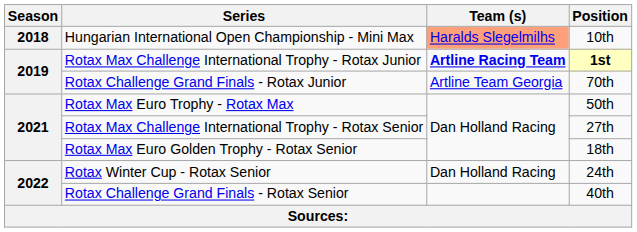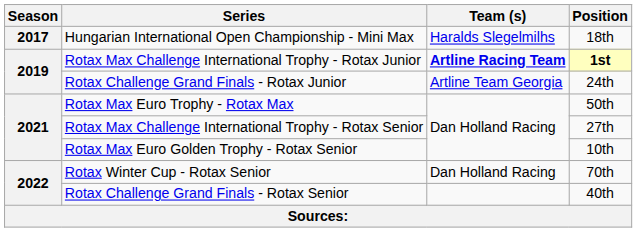(33, 38) 2018 -> (33, 38) 2017
(492, 38) lightsalmon background -> (492, 38) no background
(600, 38) 10th -> (600, 38) 18th
(600, 82) 70th -> (600, 82) 24th
(600, 149) 18th -> (600, 149) 10th
(600, 171) 24th -> (600, 171) 70th
